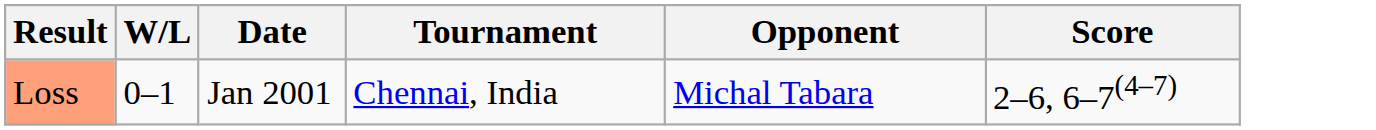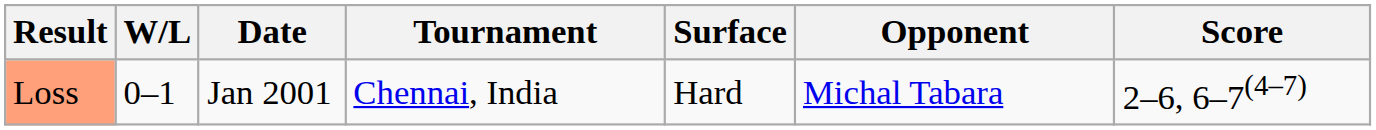+ column: (730, 32)
